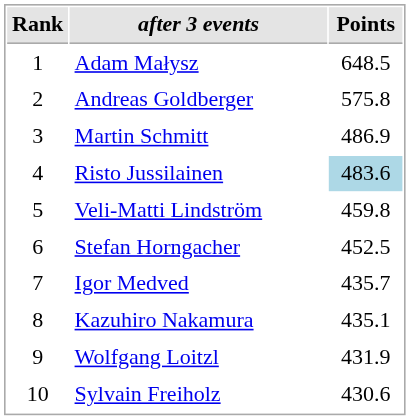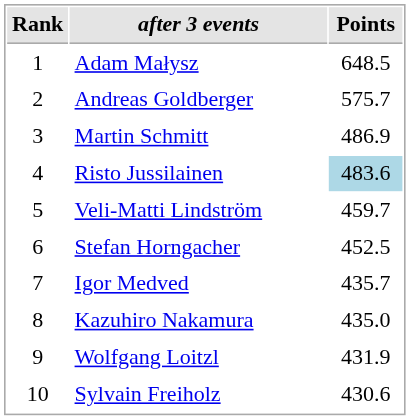(366, 99) 575.8 -> (366, 99) 575.7
(366, 210) 459.8 -> (366, 210) 459.7
(366, 320) 435.1 -> (366, 320) 435.0
